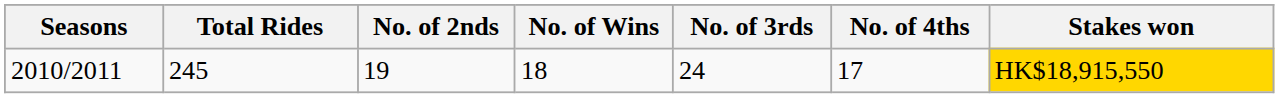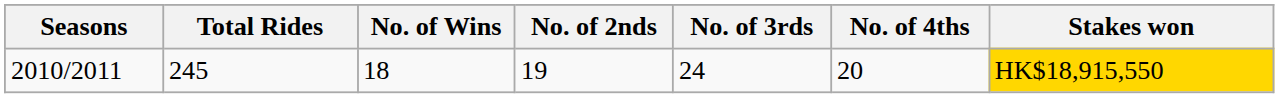columns swapped: (594, 26) <-> (436, 26)
(850, 69) 17 -> (850, 69) 20
